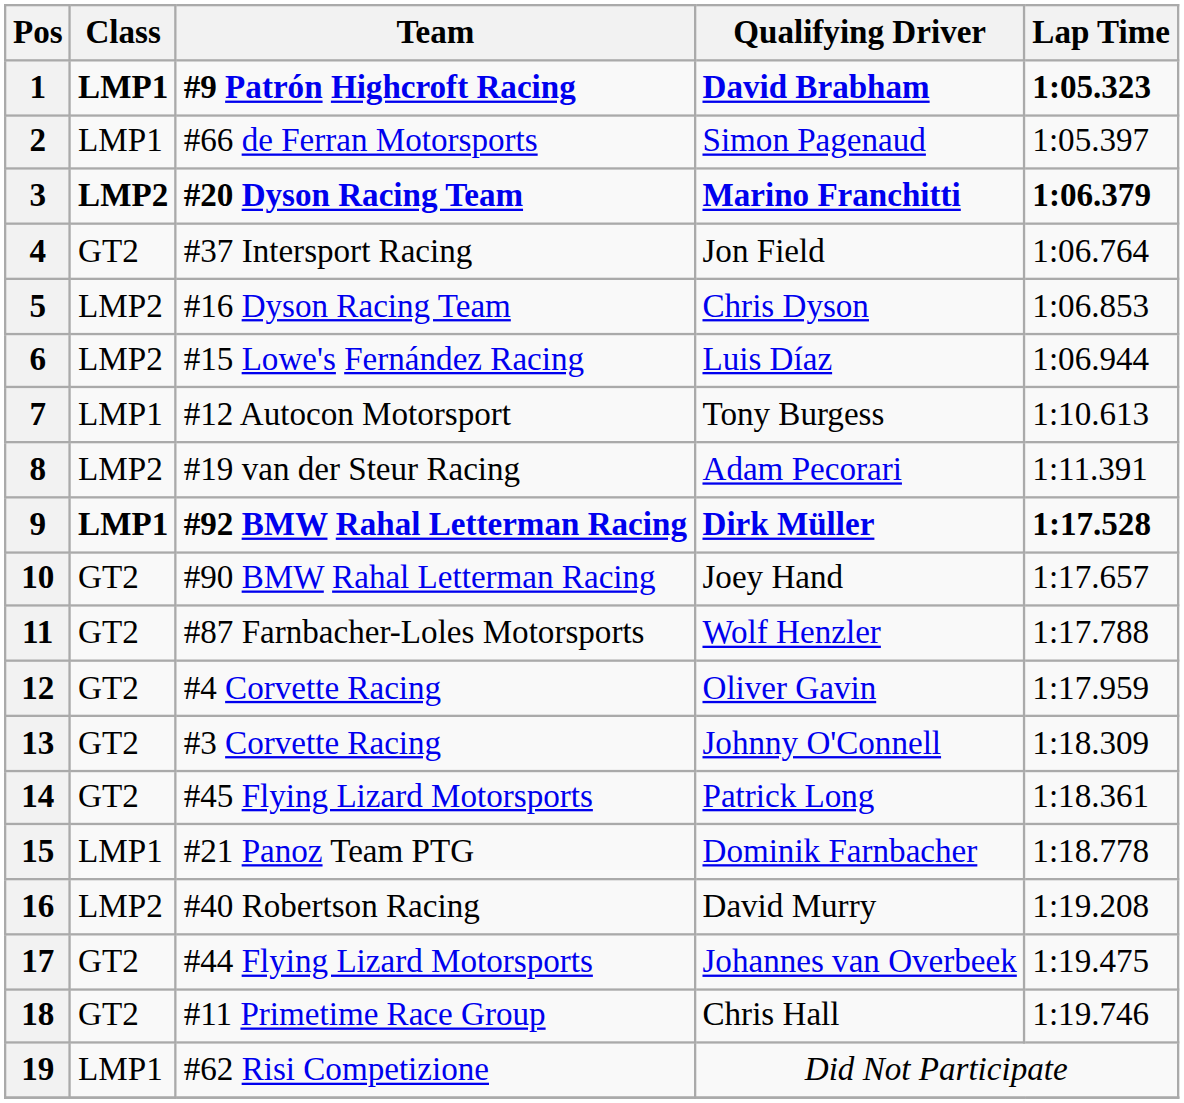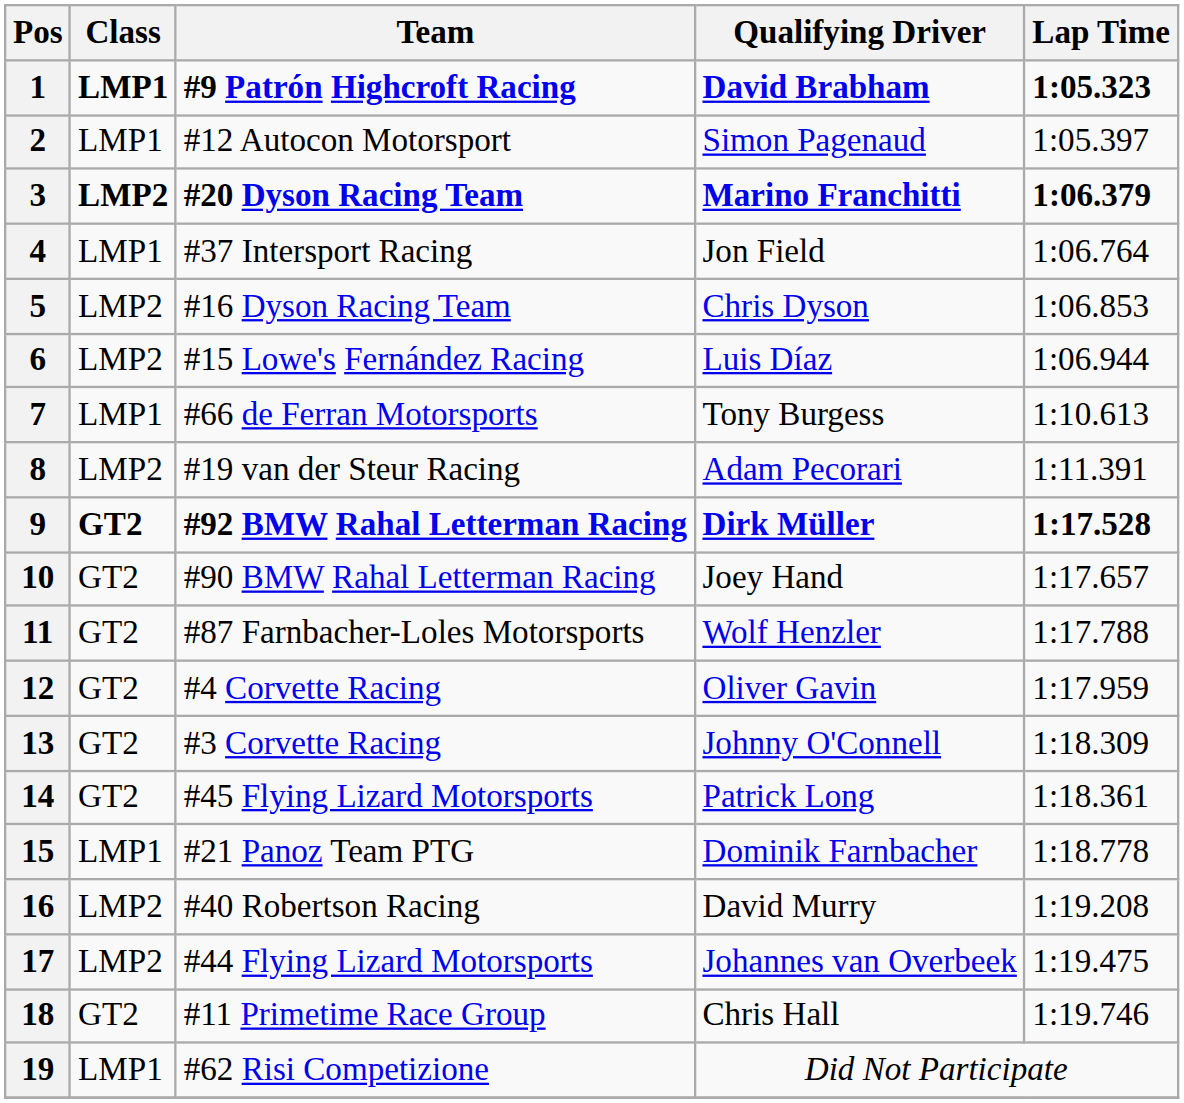(361, 141) #66 de Ferran Motorsports -> (347, 141) #12 Autocon Motorsport
(108, 250) GT2 -> (120, 250) LMP1
(347, 414) #12 Autocon Motorsport -> (361, 414) #66 de Ferran Motorsports
(123, 523) LMP1 -> (110, 523) GT2
(108, 960) GT2 -> (120, 960) LMP2
